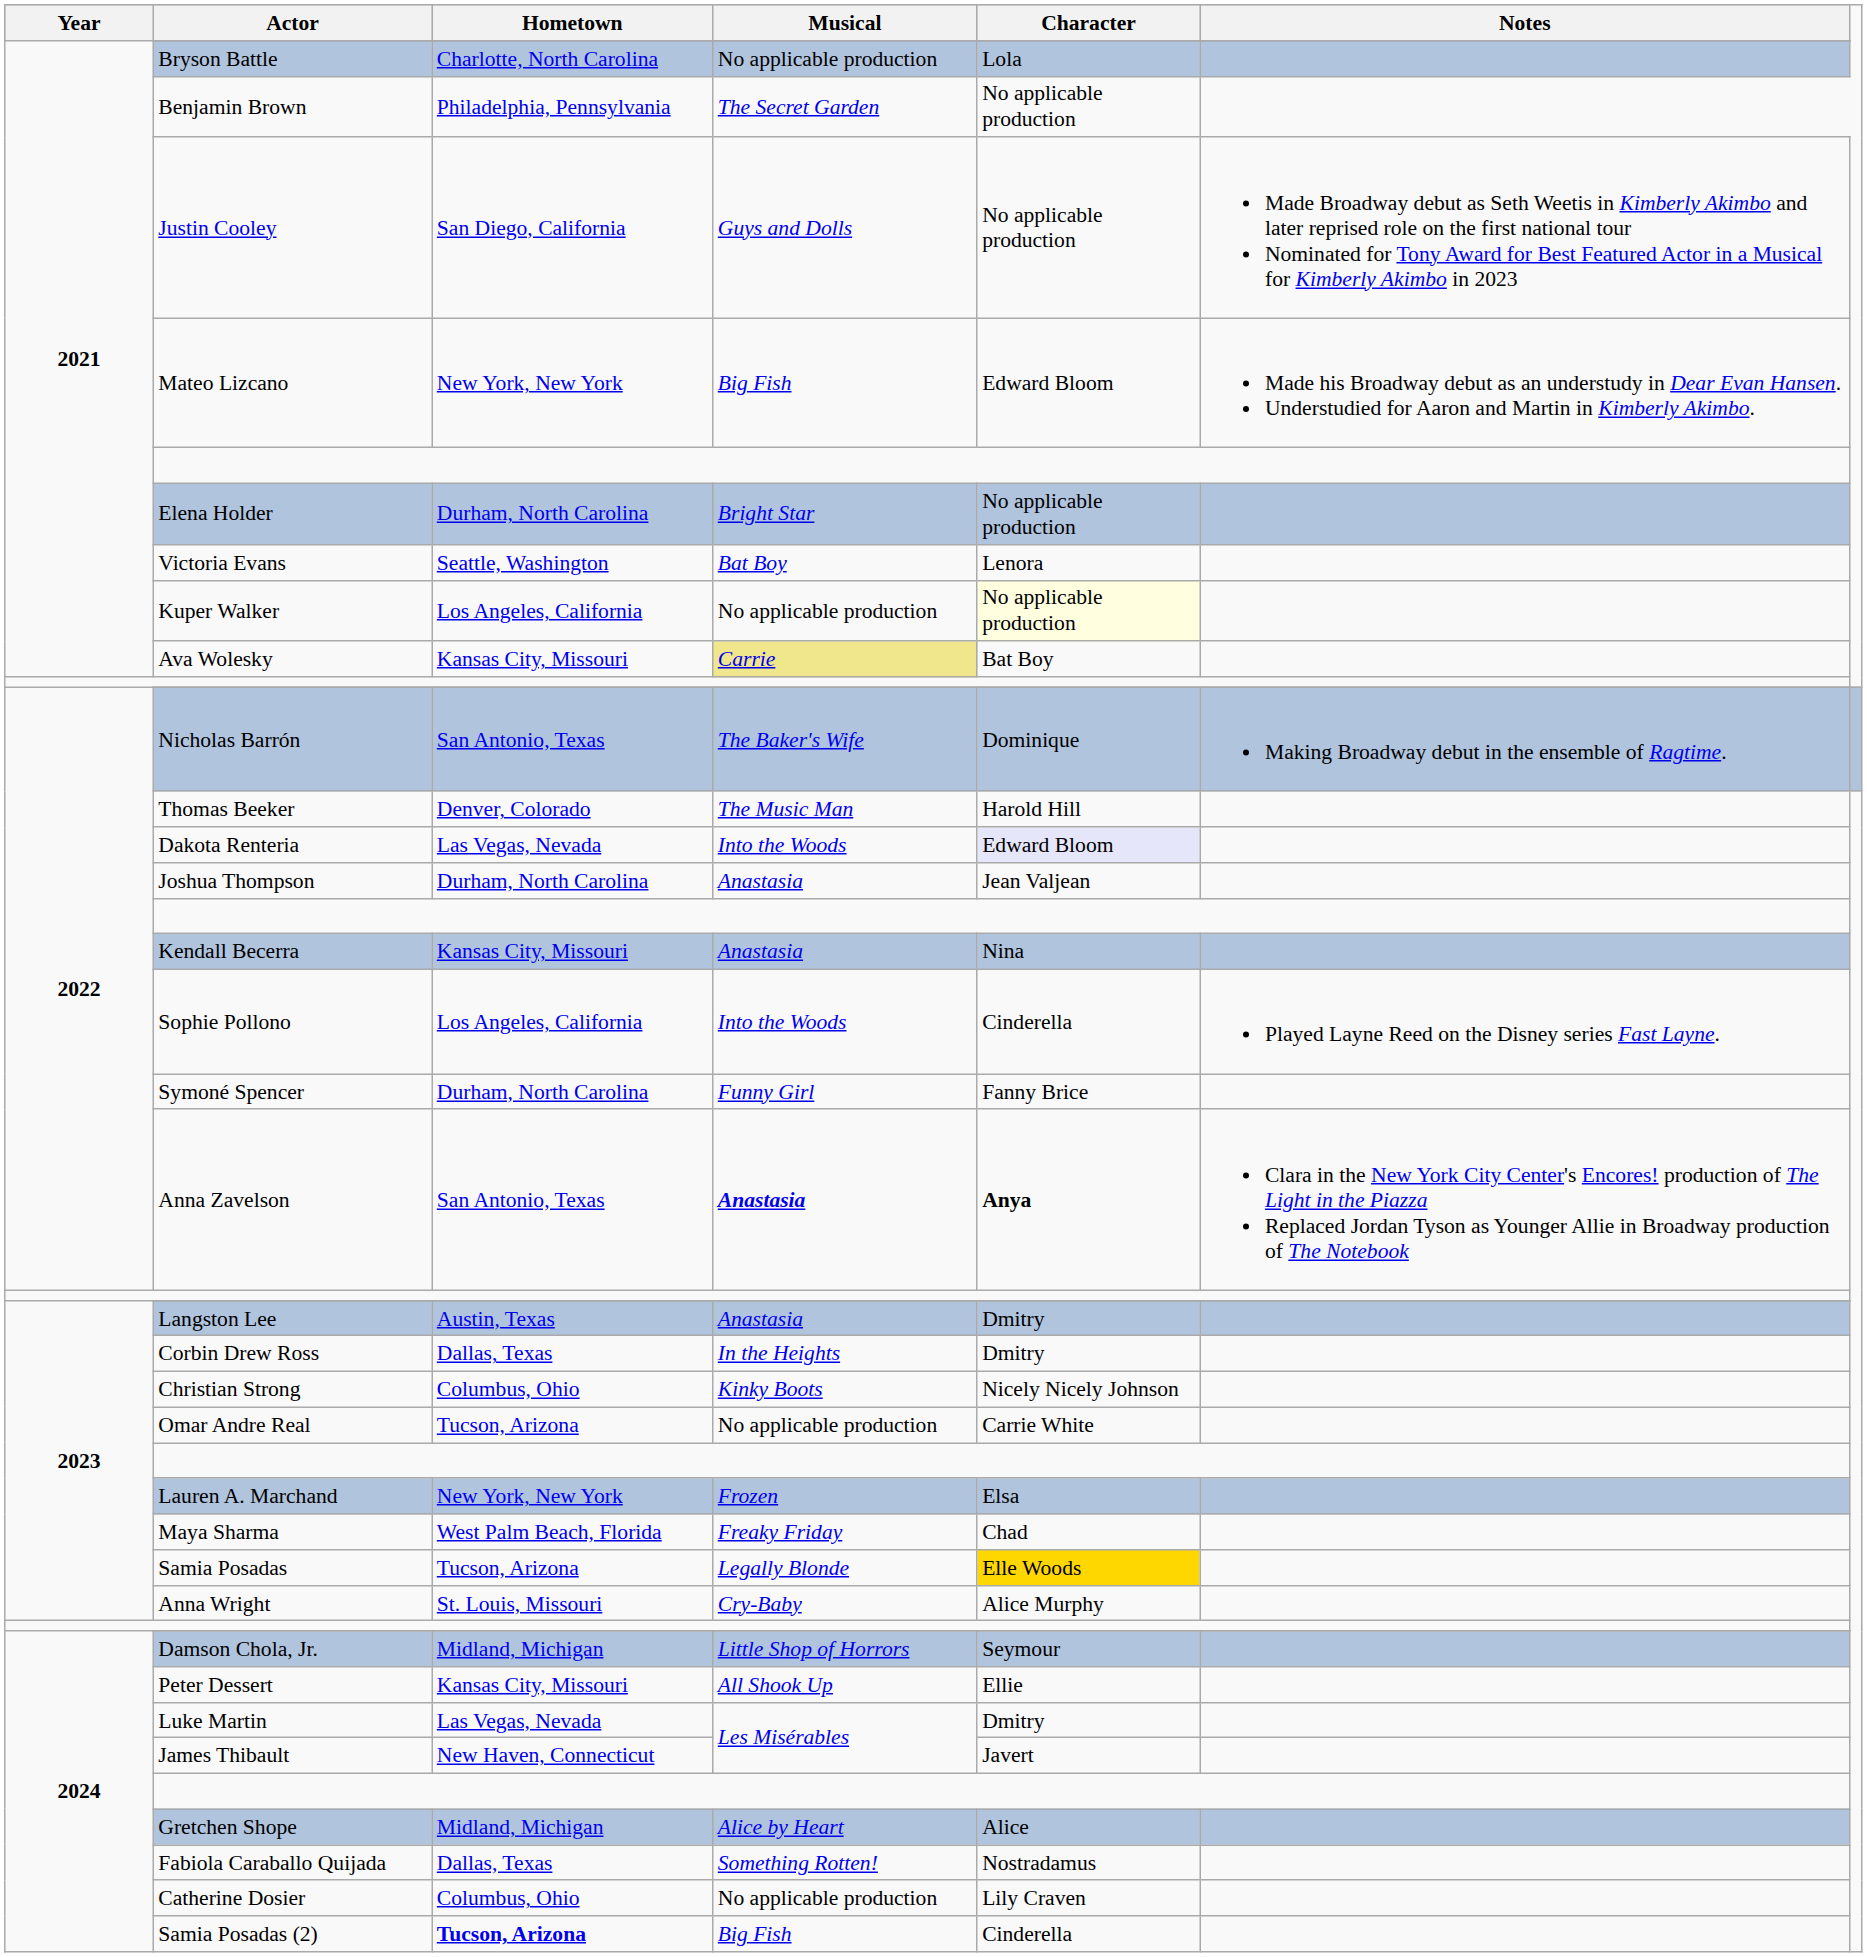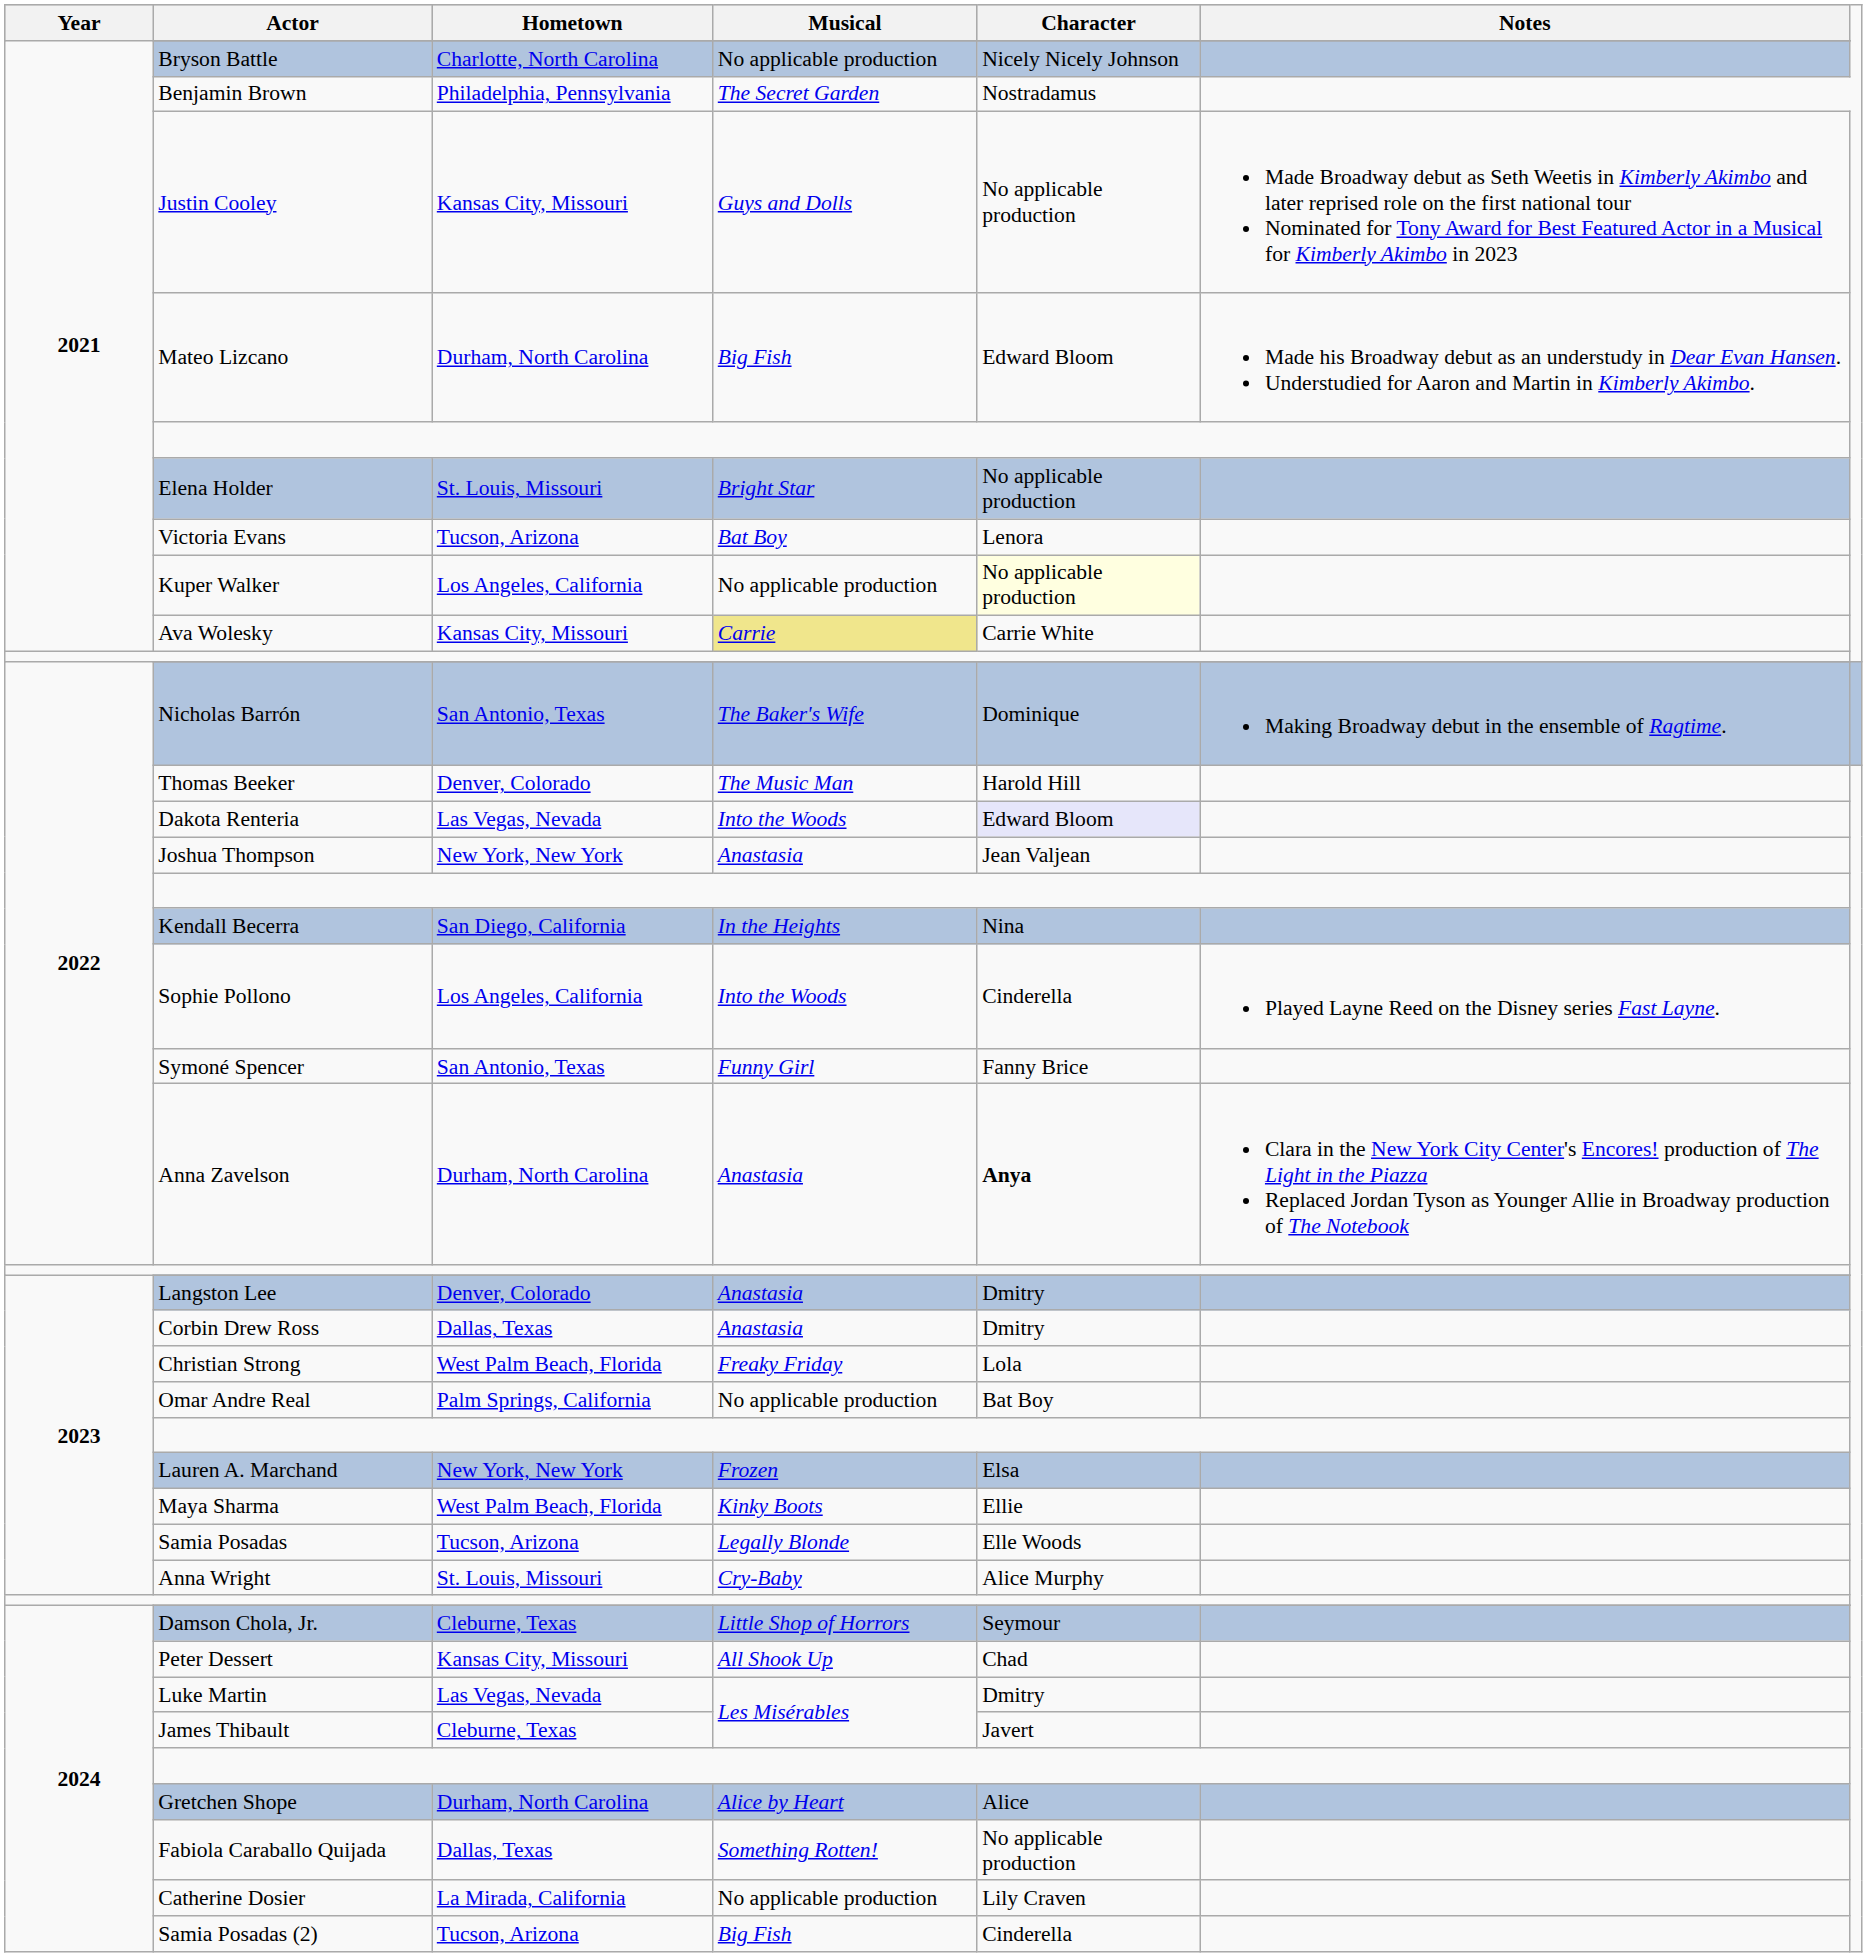(1002, 58) Lola -> (1080, 58) Nicely Nicely Johnson
(1042, 106) No applicable production -> (1039, 93) Nostradamus
(531, 227) San Diego, California -> (532, 202) Kansas City, Missouri
(530, 382) New York, New York -> (543, 357) Durham, North Carolina
(543, 514) Durham, North Carolina -> (520, 488) St. Louis, Missouri
(523, 562) Seattle, Washington -> (508, 536) Tucson, Arizona
(1018, 659) Bat Boy -> (1038, 633) Carrie White
(543, 880) Durham, North Carolina -> (530, 854) New York, New York
(532, 951) Kansas City, Missouri -> (531, 926) San Diego, California
(760, 951) Anastasia -> (779, 926) In the Heights
(543, 1091) Durham, North Carolina -> (521, 1066) San Antonio, Texas
(521, 1199) San Antonio, Texas -> (543, 1174) Durham, North Carolina
(762, 1199) bold -> (760, 1174) normal
(496, 1318) Austin, Texas -> (514, 1292) Denver, Colorado
(779, 1353) In the Heights -> (760, 1328) Anastasia
(508, 1389) Columbus, Ohio -> (549, 1363) West Palm Beach, Florida
(770, 1389) Kinky Boots -> (780, 1363) Freaky Friday
(1080, 1389) Nicely Nicely Johnson -> (1002, 1363) Lola
(508, 1425) Tucson, Arizona -> (544, 1399) Palm Springs, California
(1038, 1425) Carrie White -> (1018, 1399) Bat Boy
(780, 1531) Freaky Friday -> (770, 1506) Kinky Boots
(1005, 1531) Chad -> (1003, 1506) Ellie
(1032, 1567) gold background -> (1032, 1542) no background
(520, 1648) Midland, Michigan -> (507, 1623) Cleburne, Texas
(1003, 1684) Ellie -> (1005, 1659) Chad
(546, 1755) New Haven, Connecticut -> (507, 1730) Cleburne, Texas
(520, 1827) Midland, Michigan -> (543, 1801) Durham, North Carolina
(1039, 1862) Nostradamus -> (1042, 1849) No applicable production
(508, 1898) Columbus, Ohio -> (531, 1898) La Mirada, California
(511, 1933) bold -> (508, 1933) normal
